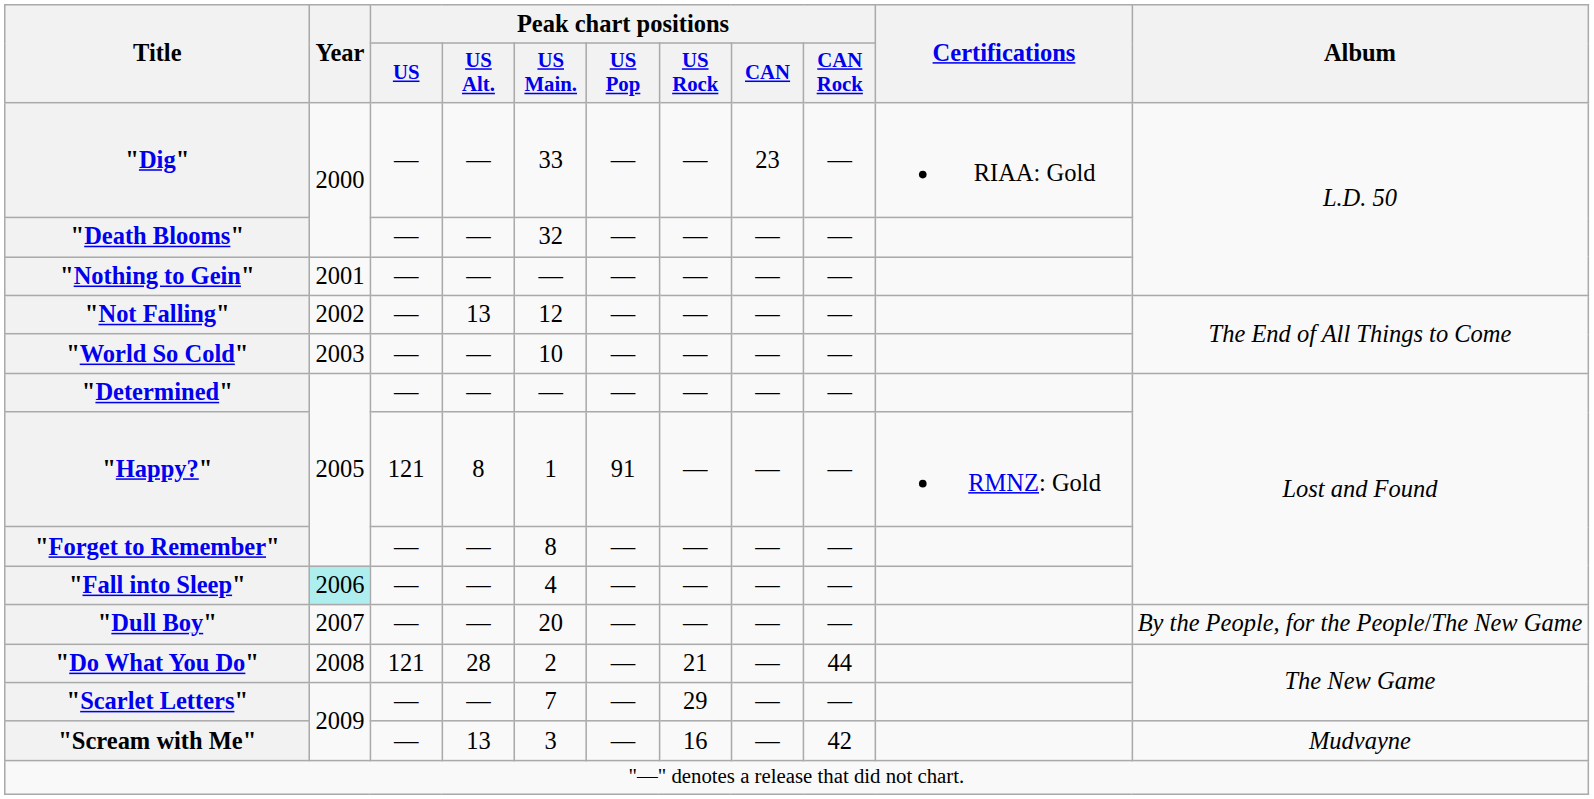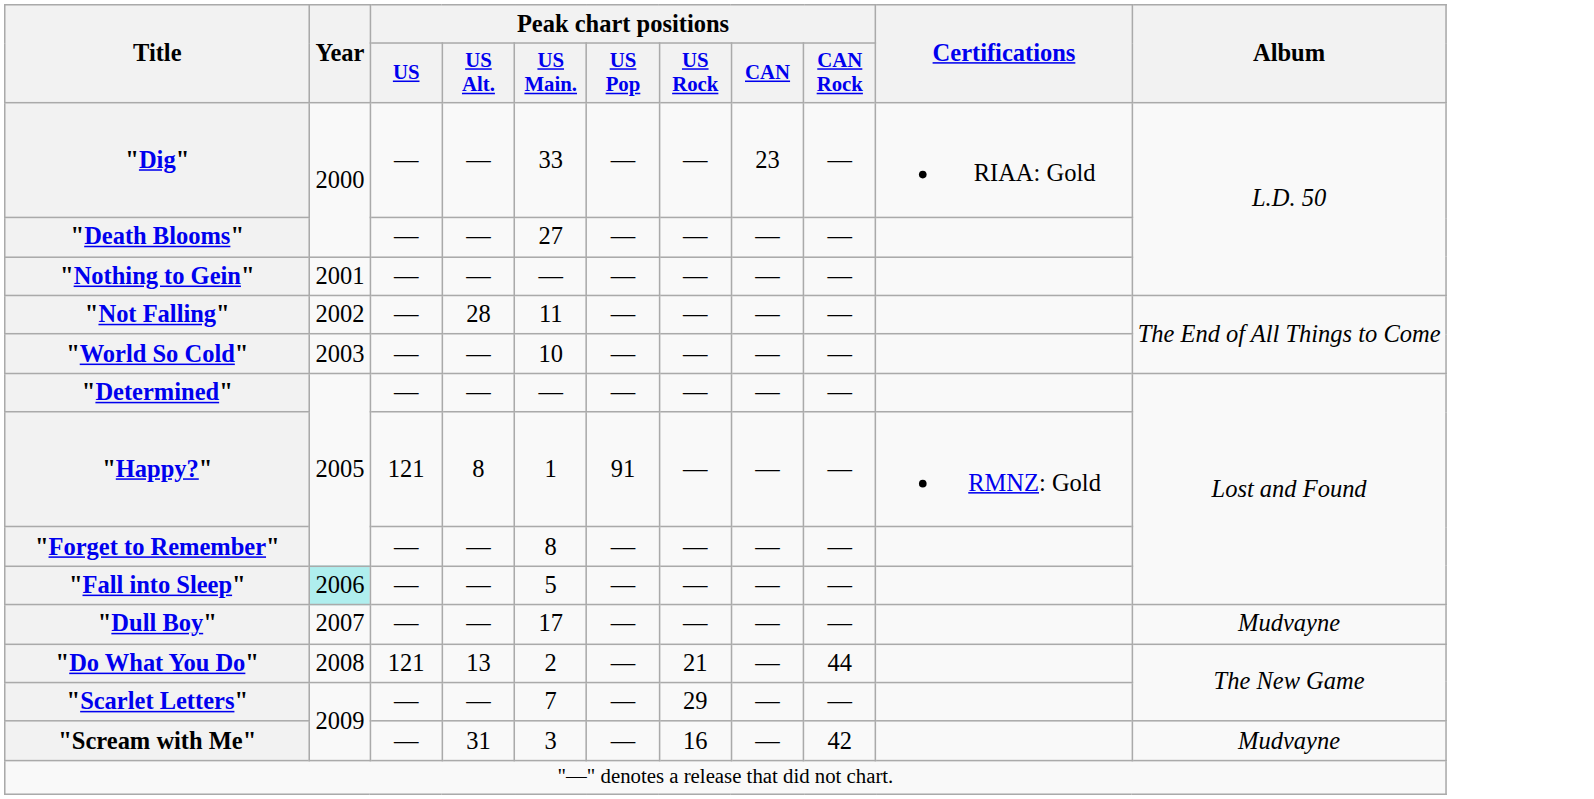(551, 236) 32 -> (551, 236) 27
(478, 314) 13 -> (478, 314) 28
(551, 314) 12 -> (551, 314) 11
(551, 585) 4 -> (551, 585) 5
(551, 623) 20 -> (551, 623) 17
(1360, 623) By the People, for the People/The New Game -> (1289, 623) Mudvayne
(478, 662) 28 -> (478, 662) 13
(478, 740) 13 -> (478, 740) 31
